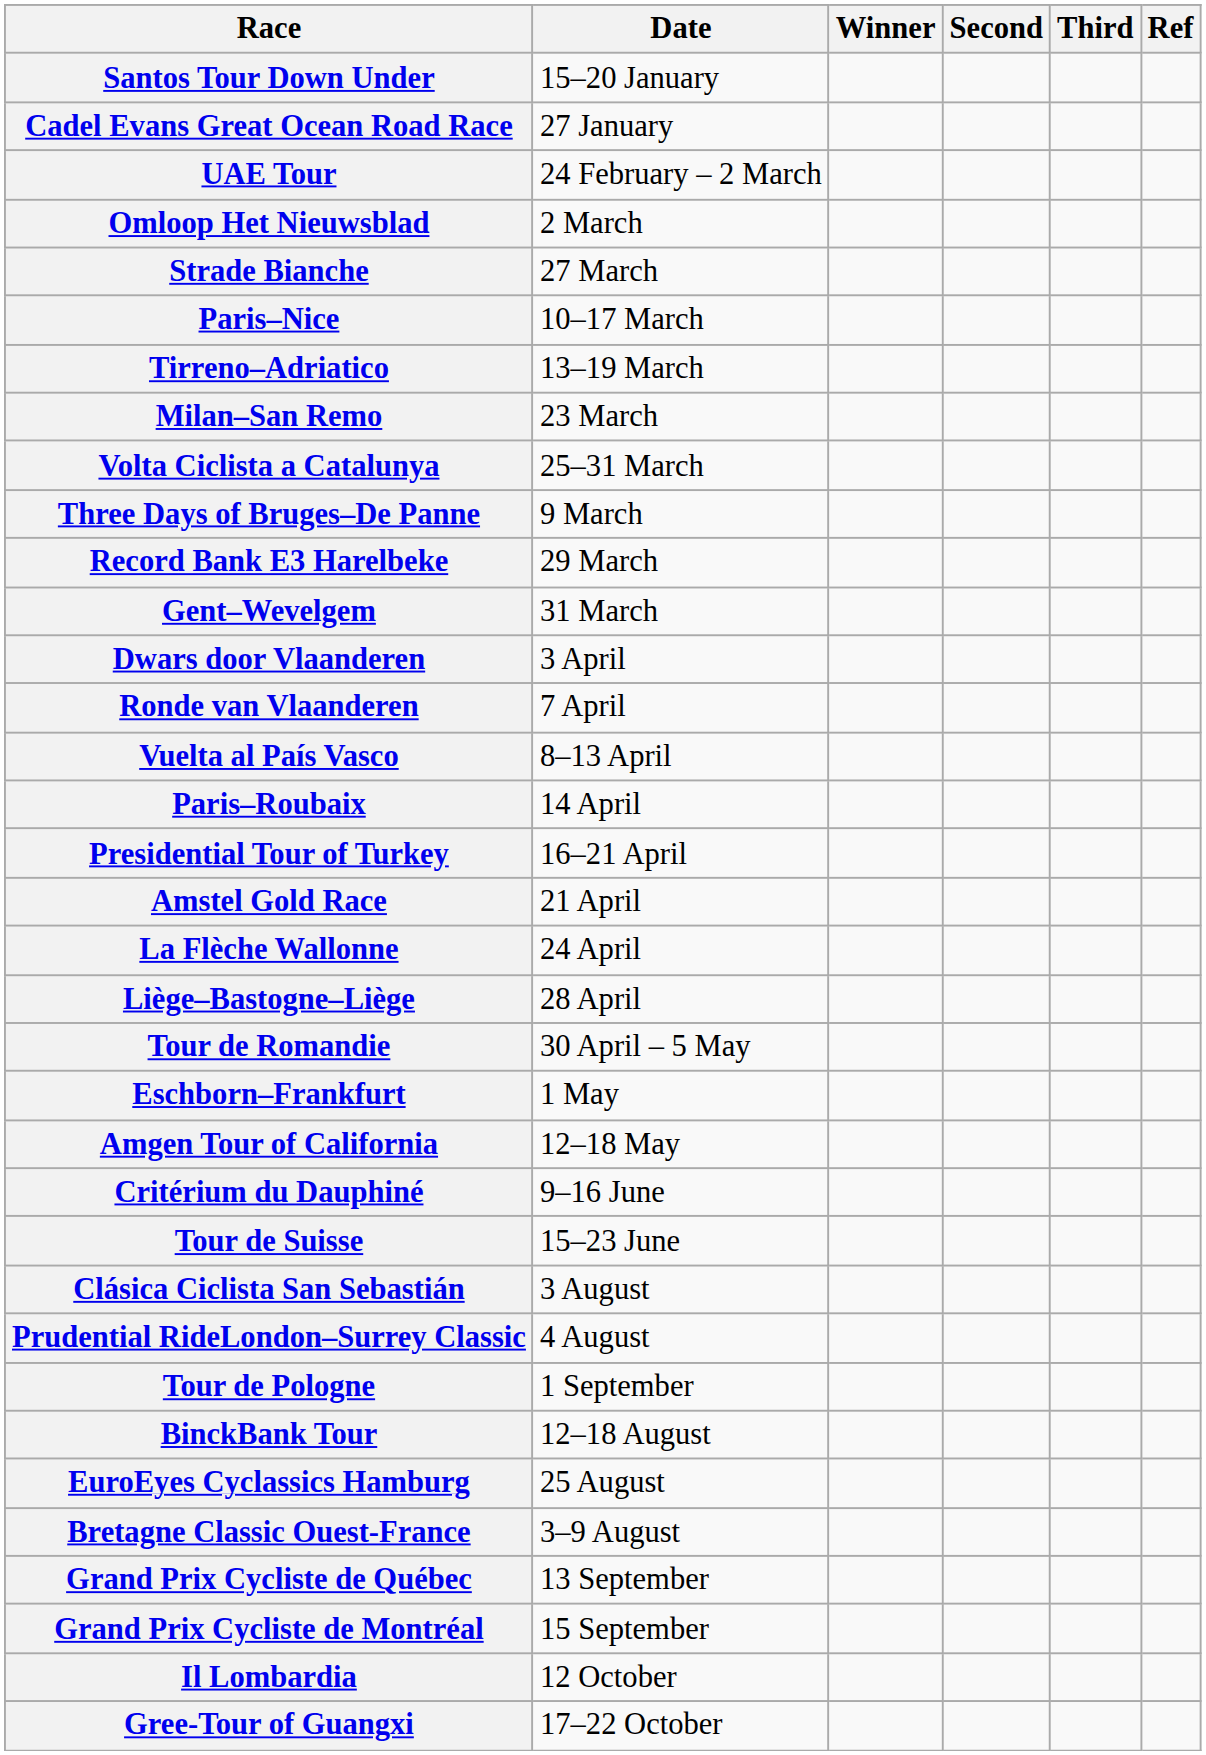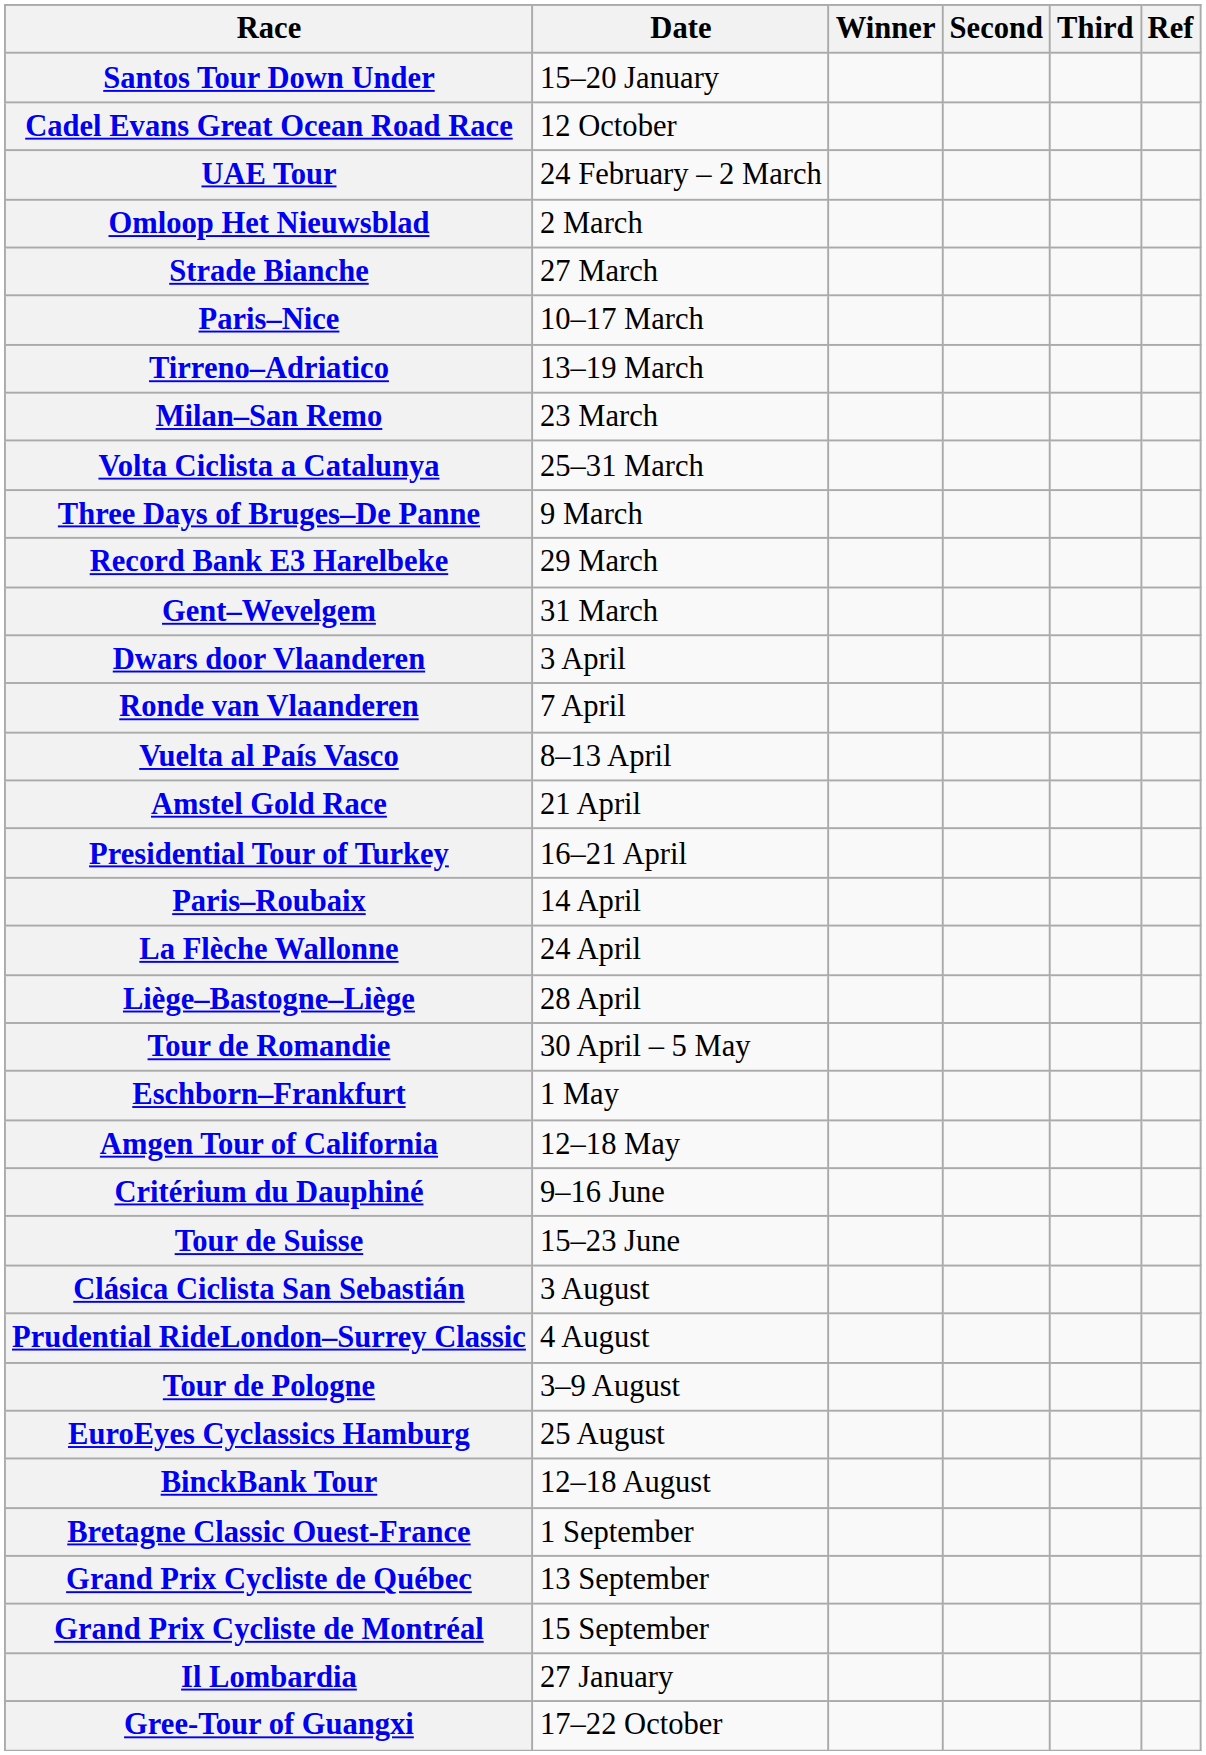(607, 125) 27 January -> (608, 125) 12 October
rows swapped: (269, 804) <-> (269, 901)
(617, 1385) 1 September -> (610, 1385) 3–9 August
rows swapped: (269, 1434) <-> (269, 1482)
(610, 1531) 3–9 August -> (617, 1531) 1 September
(608, 1676) 12 October -> (607, 1676) 27 January
